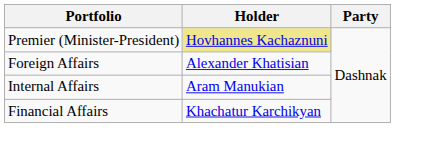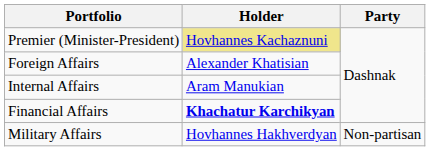(253, 110) normal -> (260, 110) bold
+ row: (55, 134)
